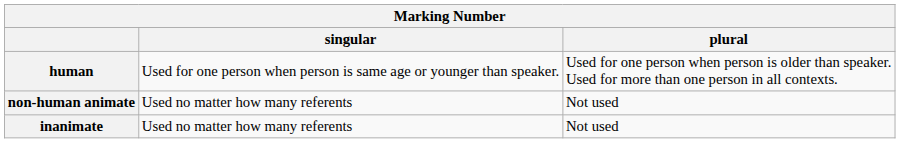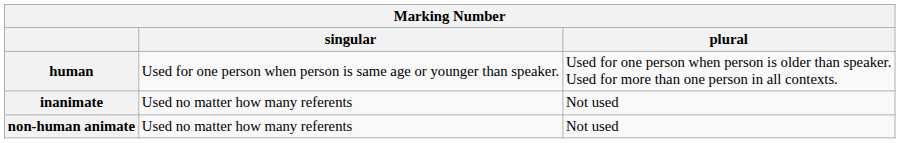rows swapped: (71, 102) <-> (71, 126)
